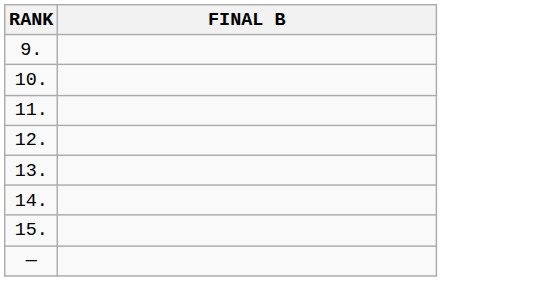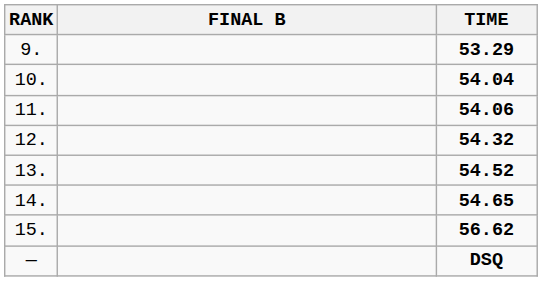+ column: (486, 20)
